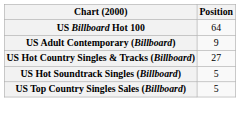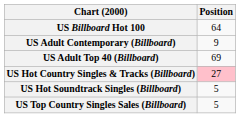+ row: (101, 58)
(216, 58) no background -> (216, 74) pink background
